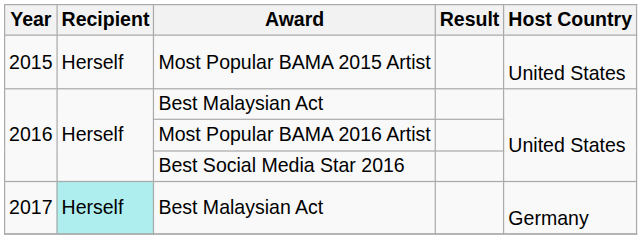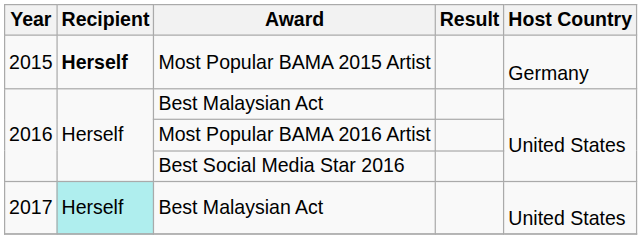(92, 61) normal -> (95, 61) bold
(567, 72) United States -> (549, 72) Germany
(549, 218) Germany -> (567, 218) United States
